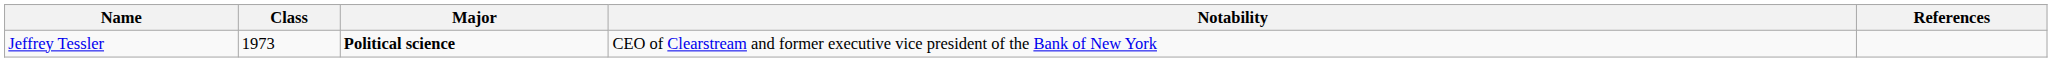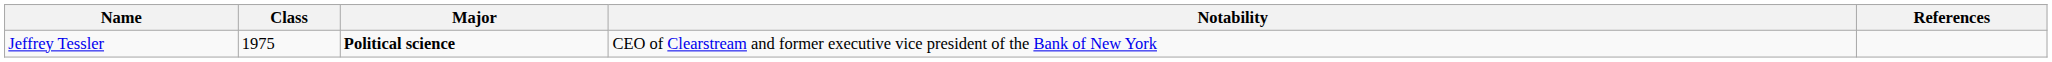(258, 43) 1973 -> (258, 43) 1975
